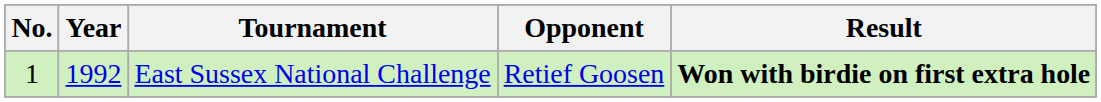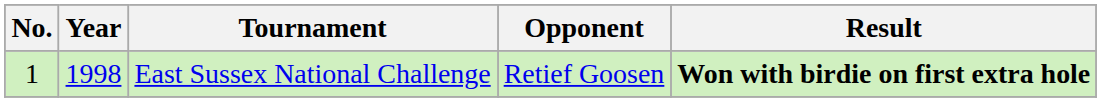(93, 73) 1992 -> (93, 73) 1998
